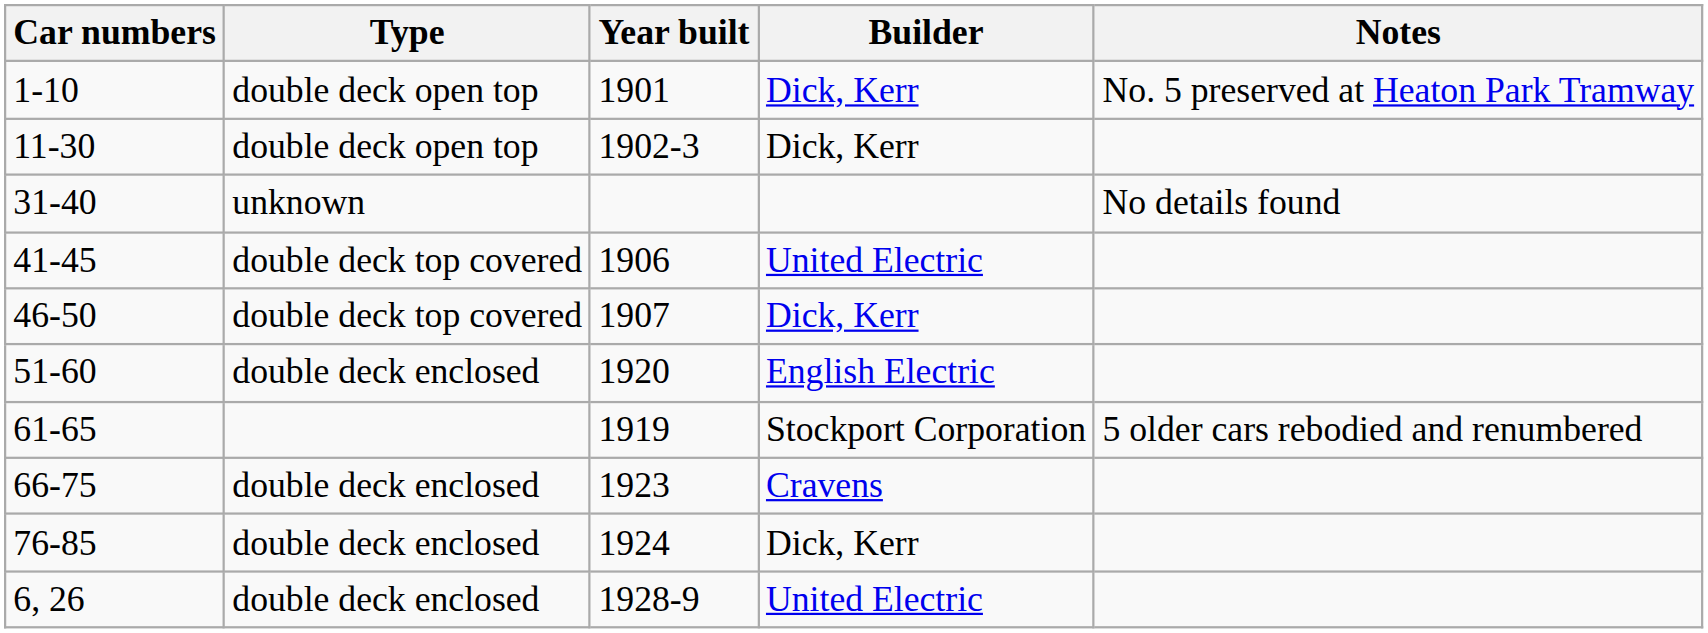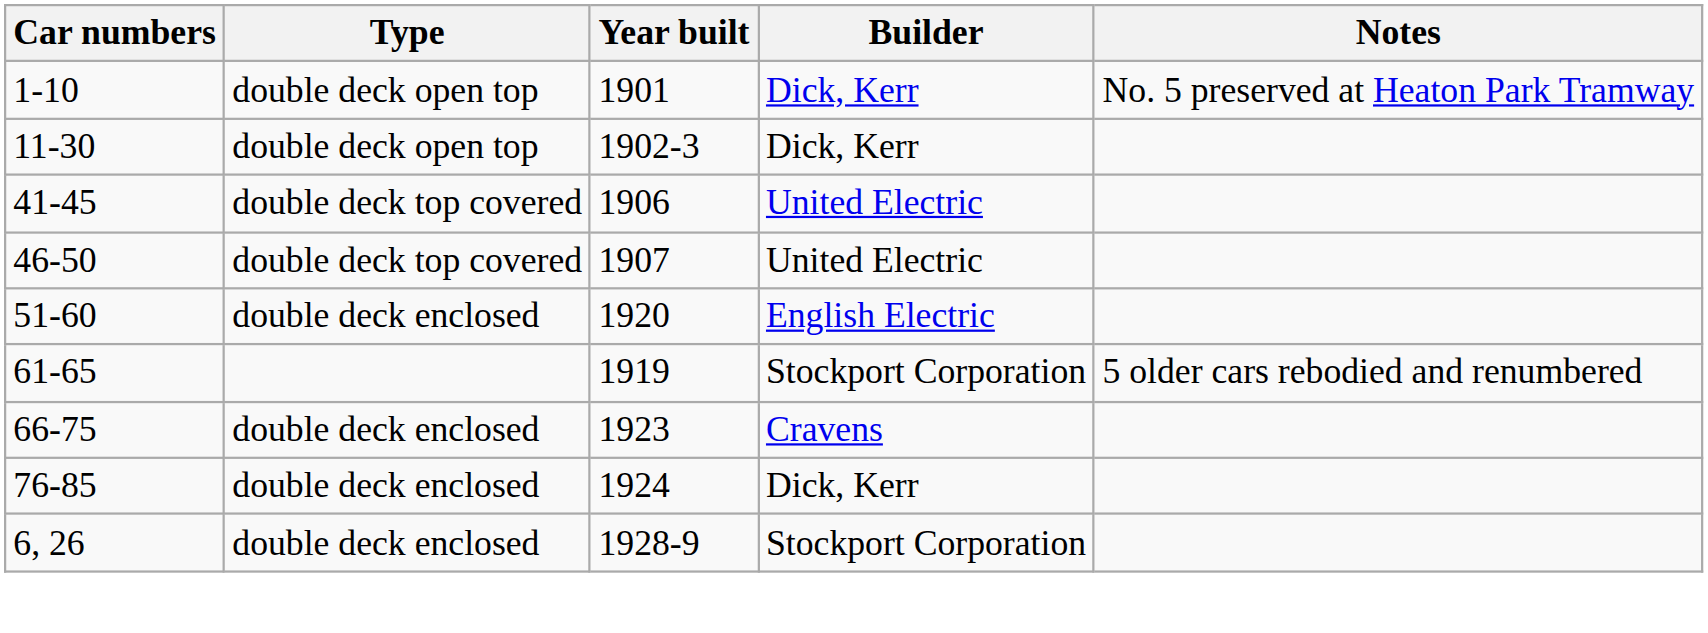- row: (55, 202)
(842, 315) Dick, Kerr -> (874, 259) United Electric
(874, 598) United Electric -> (926, 542) Stockport Corporation
